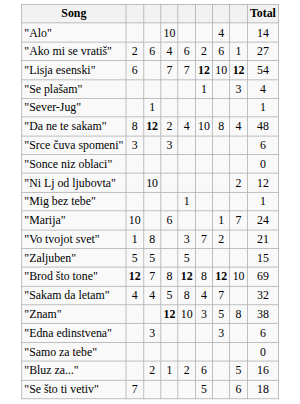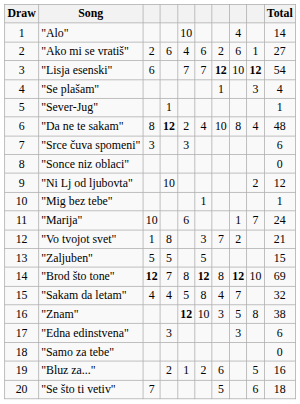+ column: (22, 13)
